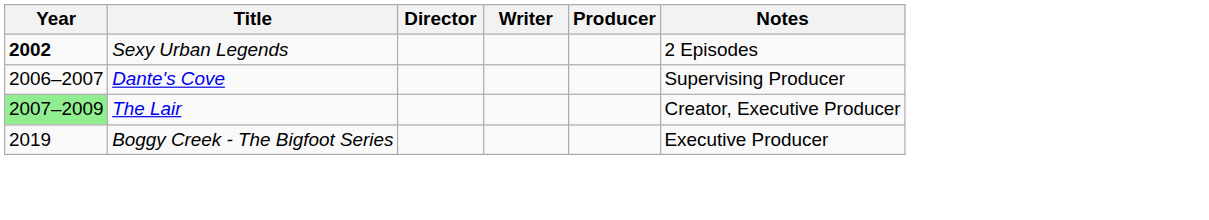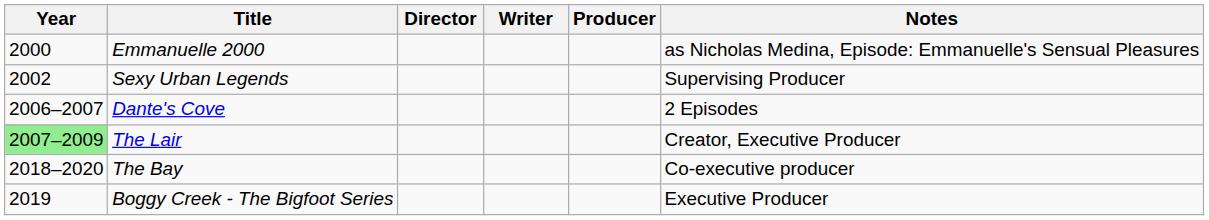+ row: (188, 49)
(30, 49) bold -> (30, 79) normal
(711, 49) 2 Episodes -> (755, 79) Supervising Producer
(755, 79) Supervising Producer -> (711, 109) 2 Episodes
+ row: (147, 169)
